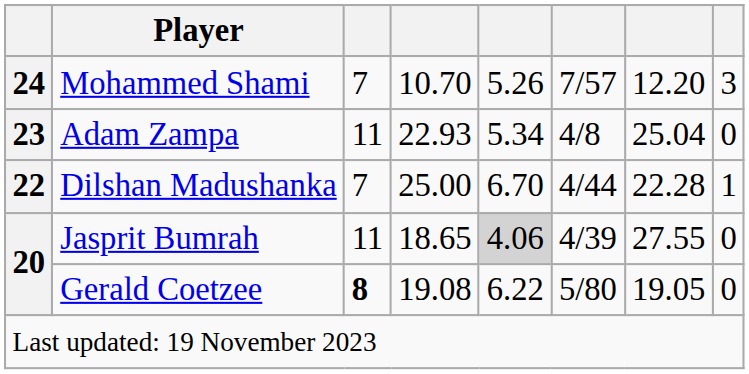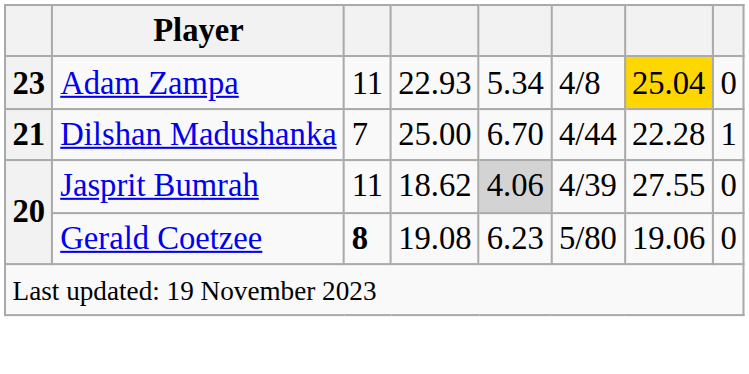- row: (185, 82)
(669, 133) no background -> (669, 82) gold background
(29, 185) 22 -> (29, 133) 21
(435, 237) 18.65 -> (435, 185) 18.62
(515, 289) 6.22 -> (515, 237) 6.23
(669, 289) 19.05 -> (669, 237) 19.06
